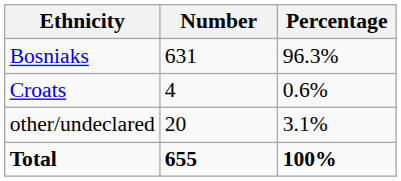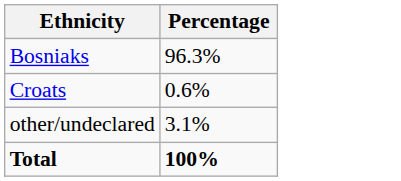- column: (219, 21)
